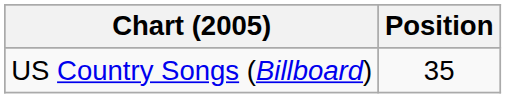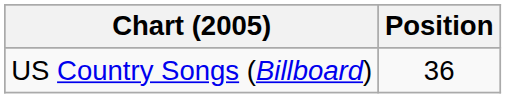(439, 69) 35 -> (439, 69) 36
